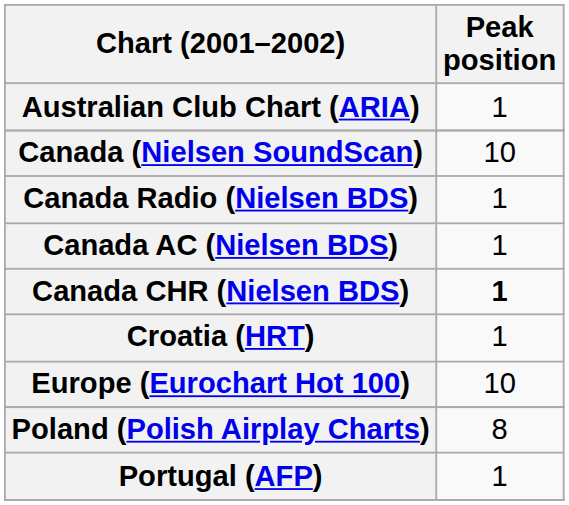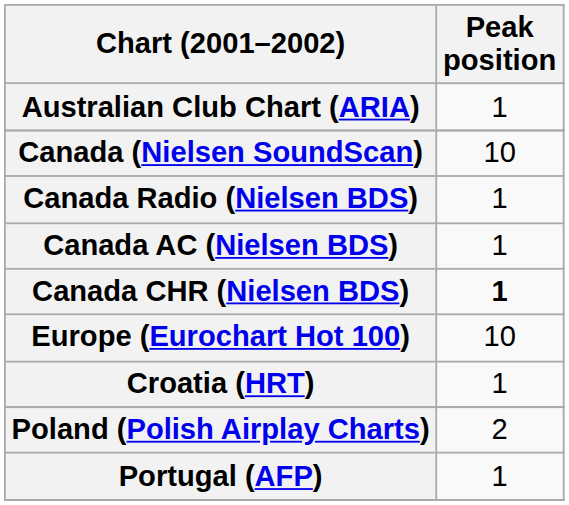rows swapped: (221, 337) <-> (221, 383)
(500, 429) 8 -> (500, 429) 2
